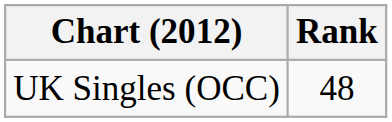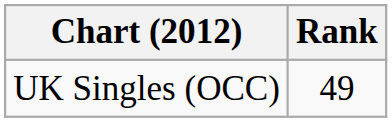(337, 87) 48 -> (337, 87) 49
